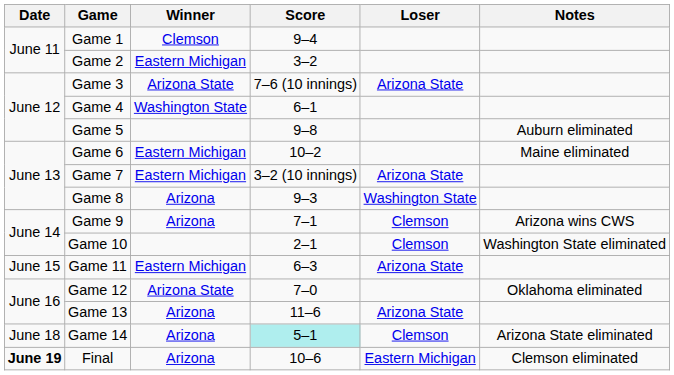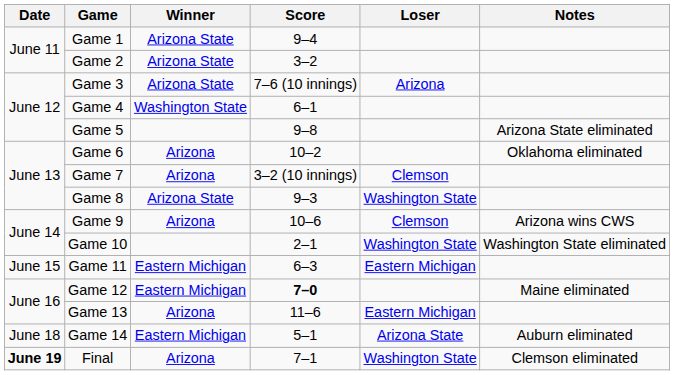(190, 38) Clemson -> (190, 38) Arizona State
(190, 61) Eastern Michigan -> (190, 61) Arizona State
(420, 84) Arizona State -> (420, 84) Arizona
(575, 130) Auburn eliminated -> (575, 130) Arizona State eliminated
(190, 152) Eastern Michigan -> (190, 152) Arizona
(575, 152) Maine eliminated -> (575, 152) Oklahoma eliminated
(190, 175) Eastern Michigan -> (190, 175) Arizona
(420, 175) Arizona State -> (420, 175) Clemson
(190, 198) Arizona -> (190, 198) Arizona State
(305, 221) 7–1 -> (305, 221) 10–6
(420, 244) Clemson -> (420, 244) Washington State
(420, 267) Arizona State -> (420, 267) Eastern Michigan
(190, 289) Arizona State -> (190, 289) Eastern Michigan
(305, 289) normal -> (305, 289) bold
(575, 289) Oklahoma eliminated -> (575, 289) Maine eliminated
(420, 312) Arizona State -> (420, 312) Eastern Michigan
(190, 335) Arizona -> (190, 335) Eastern Michigan
(305, 335) paleturquoise background -> (305, 335) no background
(420, 335) Clemson -> (420, 335) Arizona State
(575, 335) Arizona State eliminated -> (575, 335) Auburn eliminated
(305, 358) 10–6 -> (305, 358) 7–1
(420, 358) Eastern Michigan -> (420, 358) Washington State
